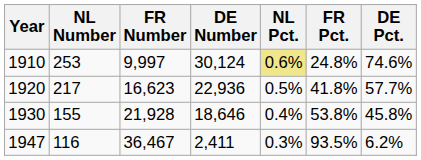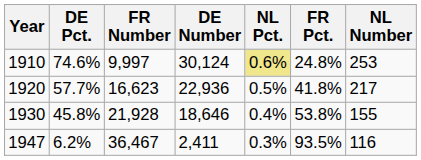columns swapped: (84, 27) <-> (389, 27)
